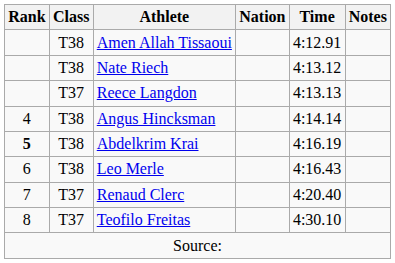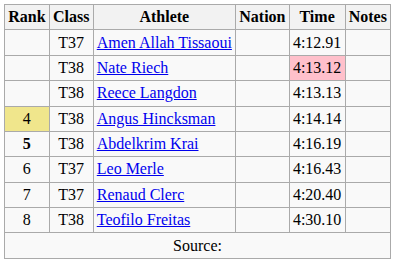(71, 42) T38 -> (71, 42) T37
(317, 67) no background -> (317, 67) pink background
(71, 93) T37 -> (71, 93) T38
(27, 118) no background -> (27, 118) khaki background
(71, 169) T38 -> (71, 169) T37
(71, 220) T37 -> (71, 220) T38
